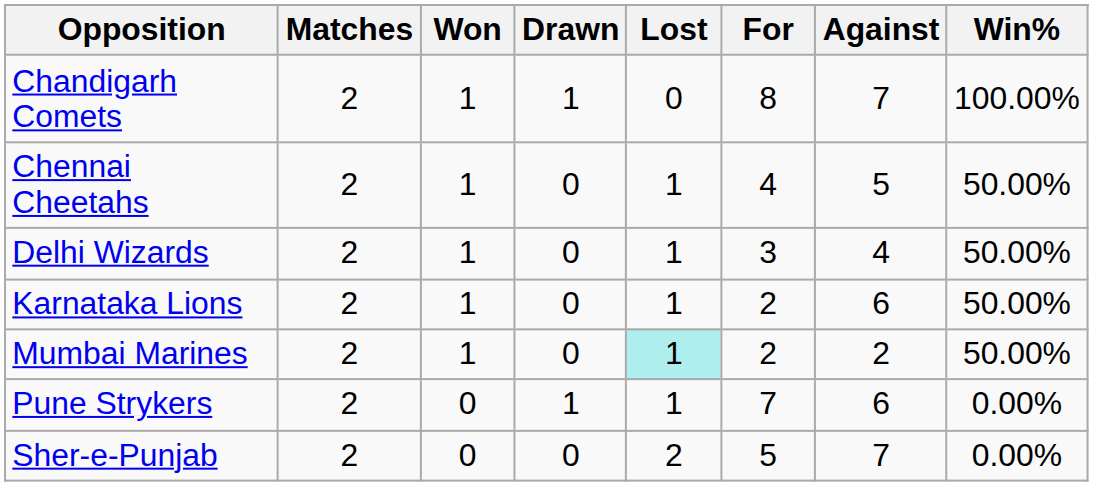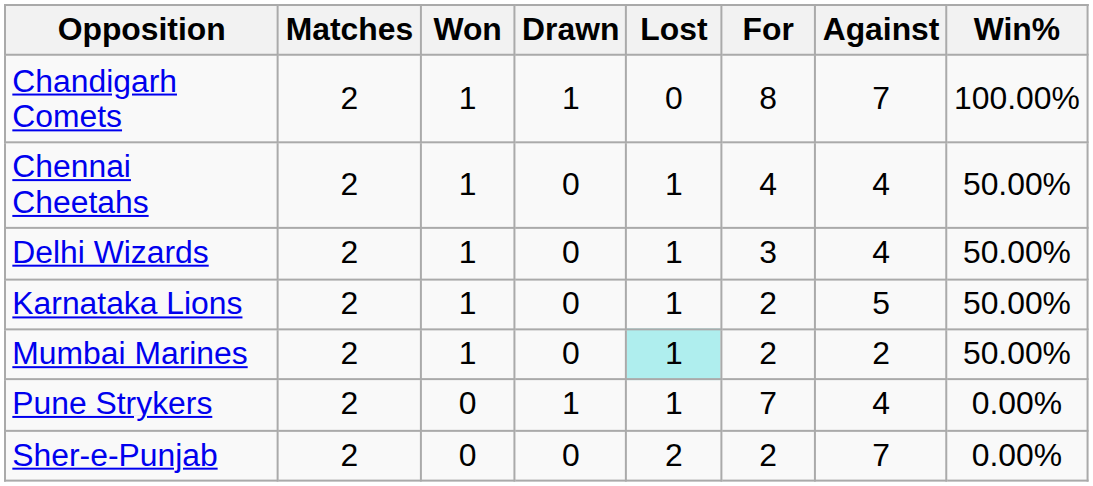(881, 184) 5 -> (881, 184) 4
(881, 303) 6 -> (881, 303) 5
(881, 404) 6 -> (881, 404) 4
(768, 454) 5 -> (768, 454) 2
